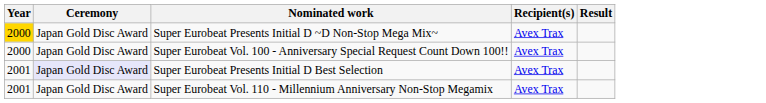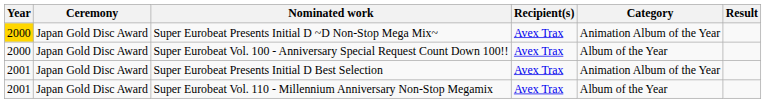+ column: (650, 13)
(92, 70) lavender background -> (92, 70) no background
